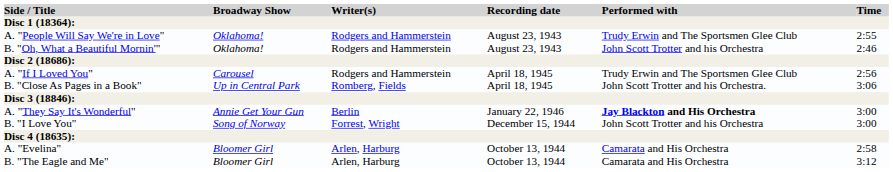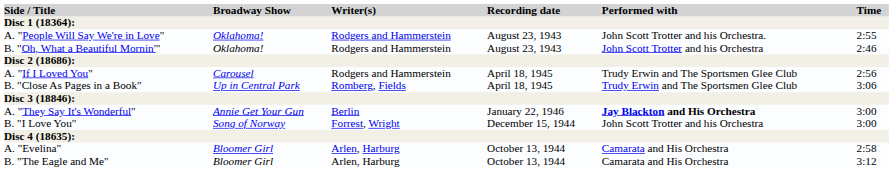(700, 35) Trudy Erwin and The Sportsmen Glee Club -> (684, 35) John Scott Trotter and his Orchestra.
(684, 86) John Scott Trotter and his Orchestra. -> (700, 86) Trudy Erwin and The Sportsmen Glee Club
